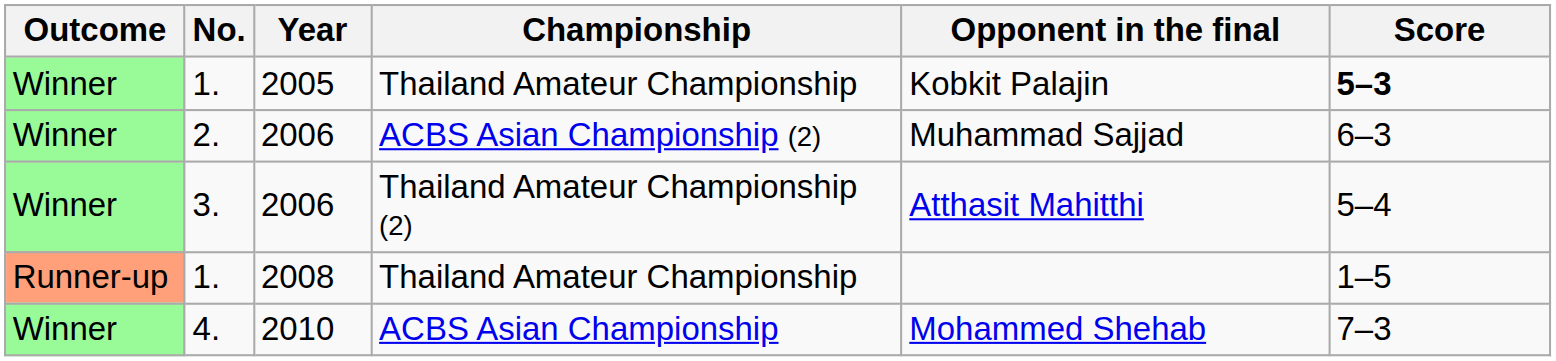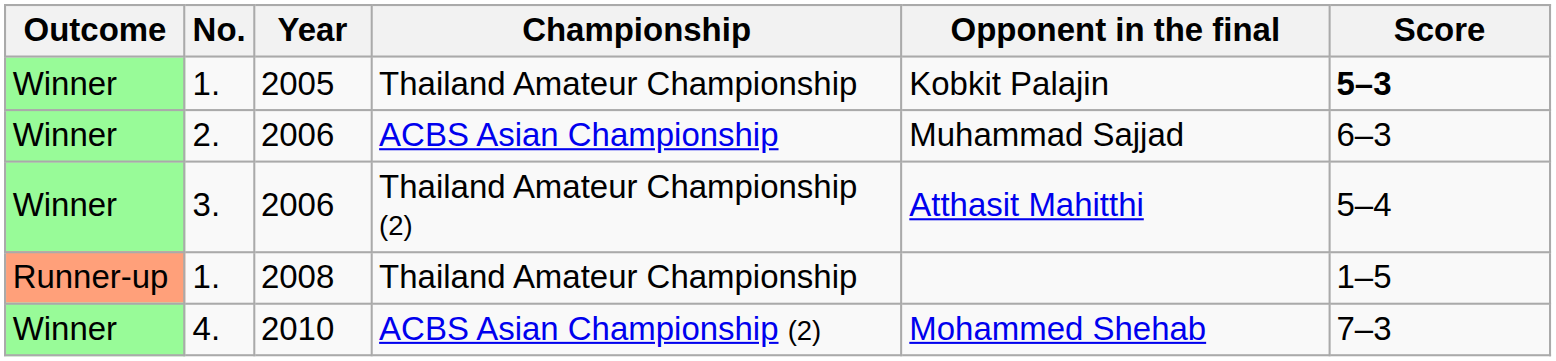(600, 135) ACBS Asian Championship (2) -> (579, 135) ACBS Asian Championship
(579, 329) ACBS Asian Championship -> (600, 329) ACBS Asian Championship (2)
